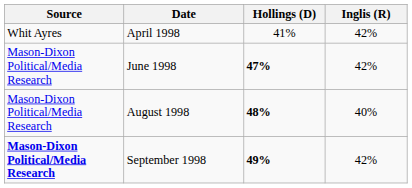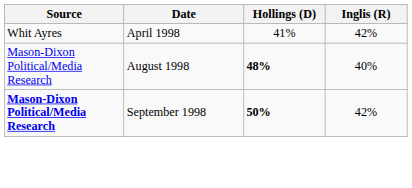- row: (152, 66)
(259, 159) 49% -> (259, 113) 50%
